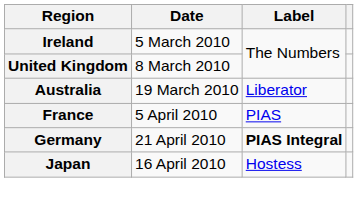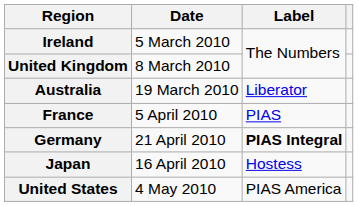+ row: (68, 189)
